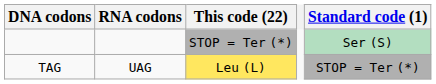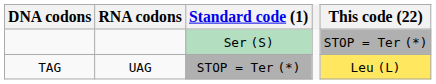columns swapped: (241, 16) <-> (368, 16)
